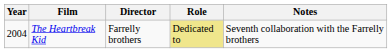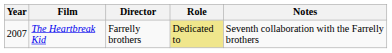(17, 34) 2004 -> (17, 34) 2007
